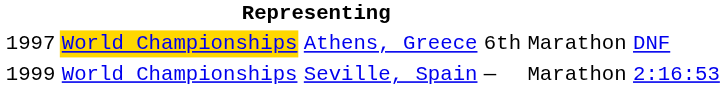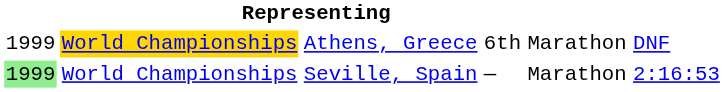(31, 44) 1997 -> (31, 44) 1999
(31, 74) no background -> (31, 74) lightgreen background
